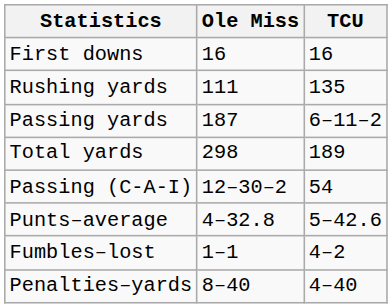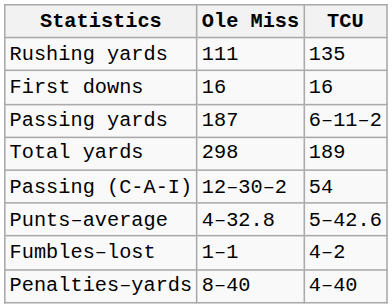rows swapped: (77, 54) <-> (89, 87)
